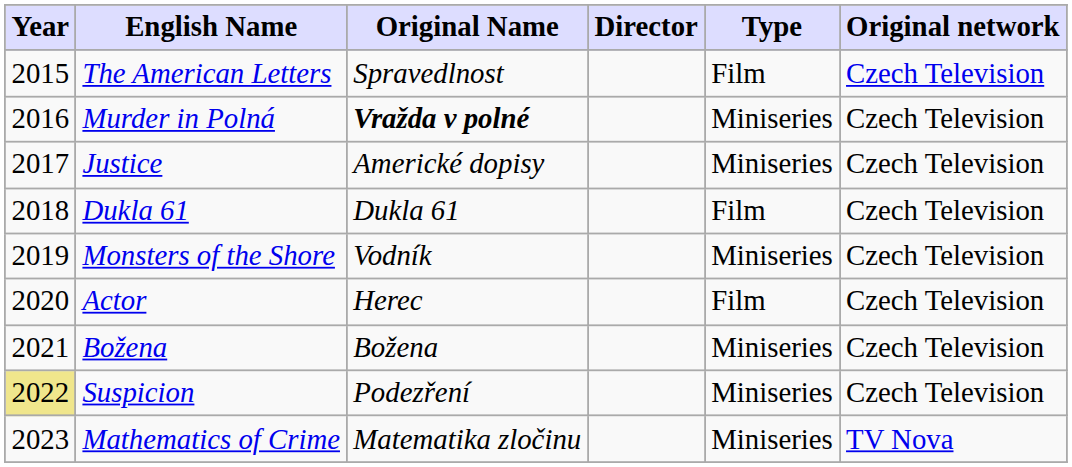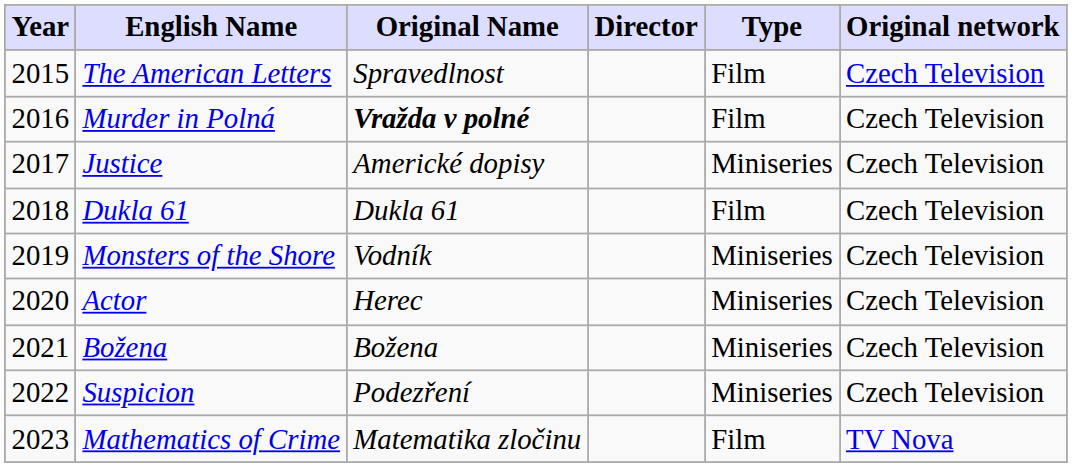(772, 118) Miniseries -> (738, 118) Film
(738, 301) Film -> (772, 301) Miniseries
(40, 392) khaki background -> (40, 392) no background
(772, 438) Miniseries -> (738, 438) Film
